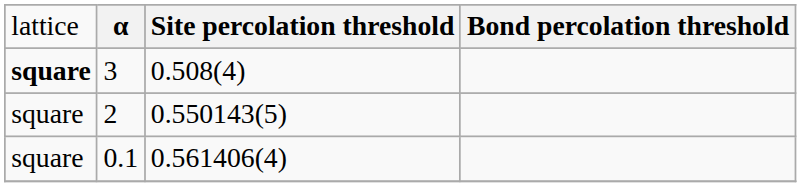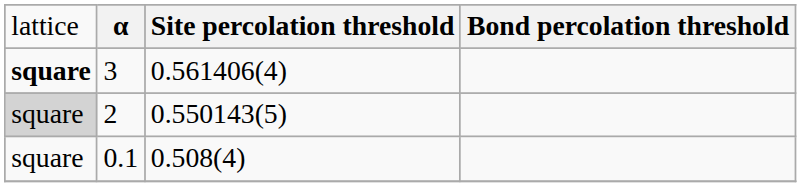(198, 70) 0.508(4) -> (219, 70) 0.561406(4)
(47, 114) no background -> (47, 114) lightgrey background
(219, 158) 0.561406(4) -> (198, 158) 0.508(4)
